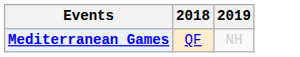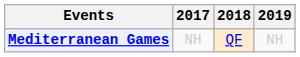+ column: (193, 16)
